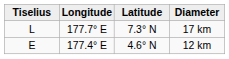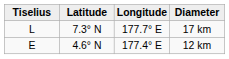columns swapped: (142, 12) <-> (87, 12)
